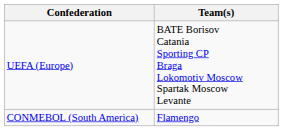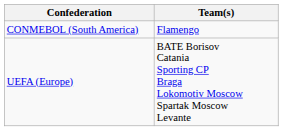rows swapped: (73, 117) <-> (40, 65)
